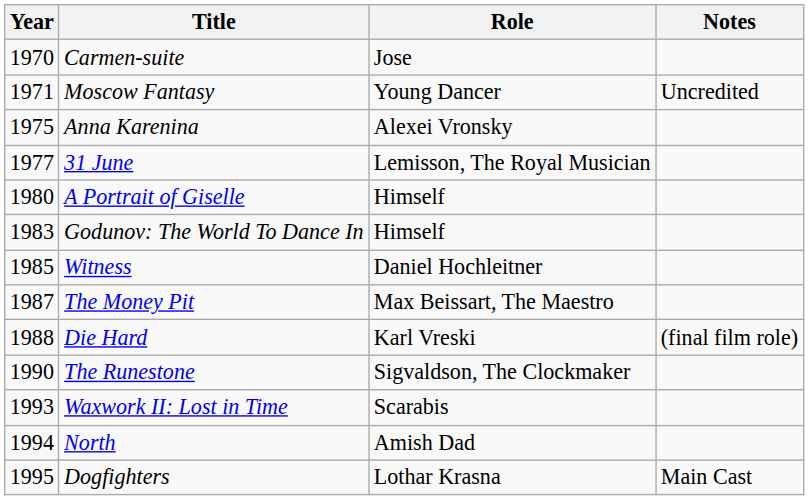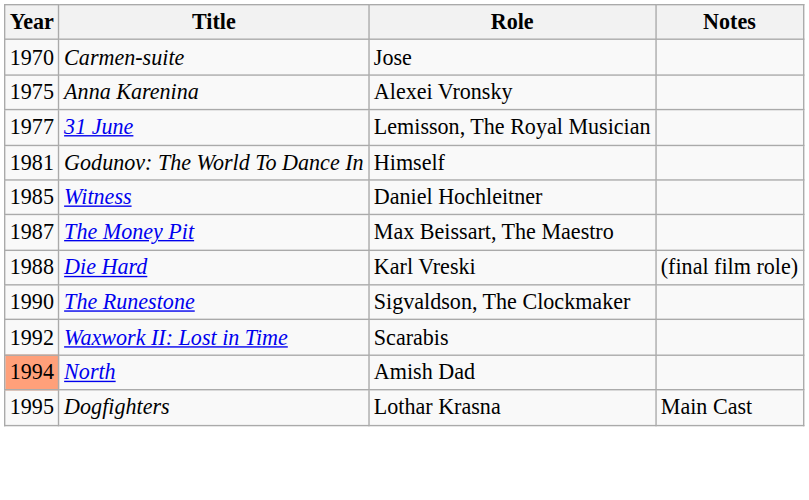- row: (139, 92)
- row: (154, 197)
(32, 232) 1983 -> (32, 162) 1981
(32, 407) 1993 -> (32, 337) 1992
(32, 442) no background -> (32, 372) lightsalmon background
